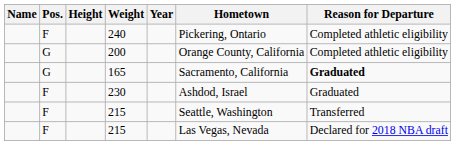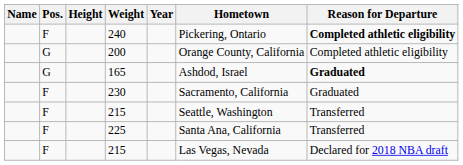(379, 34) normal -> (382, 34) bold
(233, 73) Sacramento, California -> (213, 73) Ashdod, Israel
(213, 92) Ashdod, Israel -> (233, 92) Sacramento, California
+ row: (45, 131)
